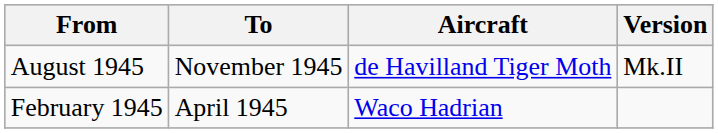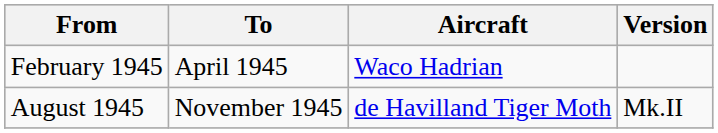rows swapped: (87, 107) <-> (77, 66)
